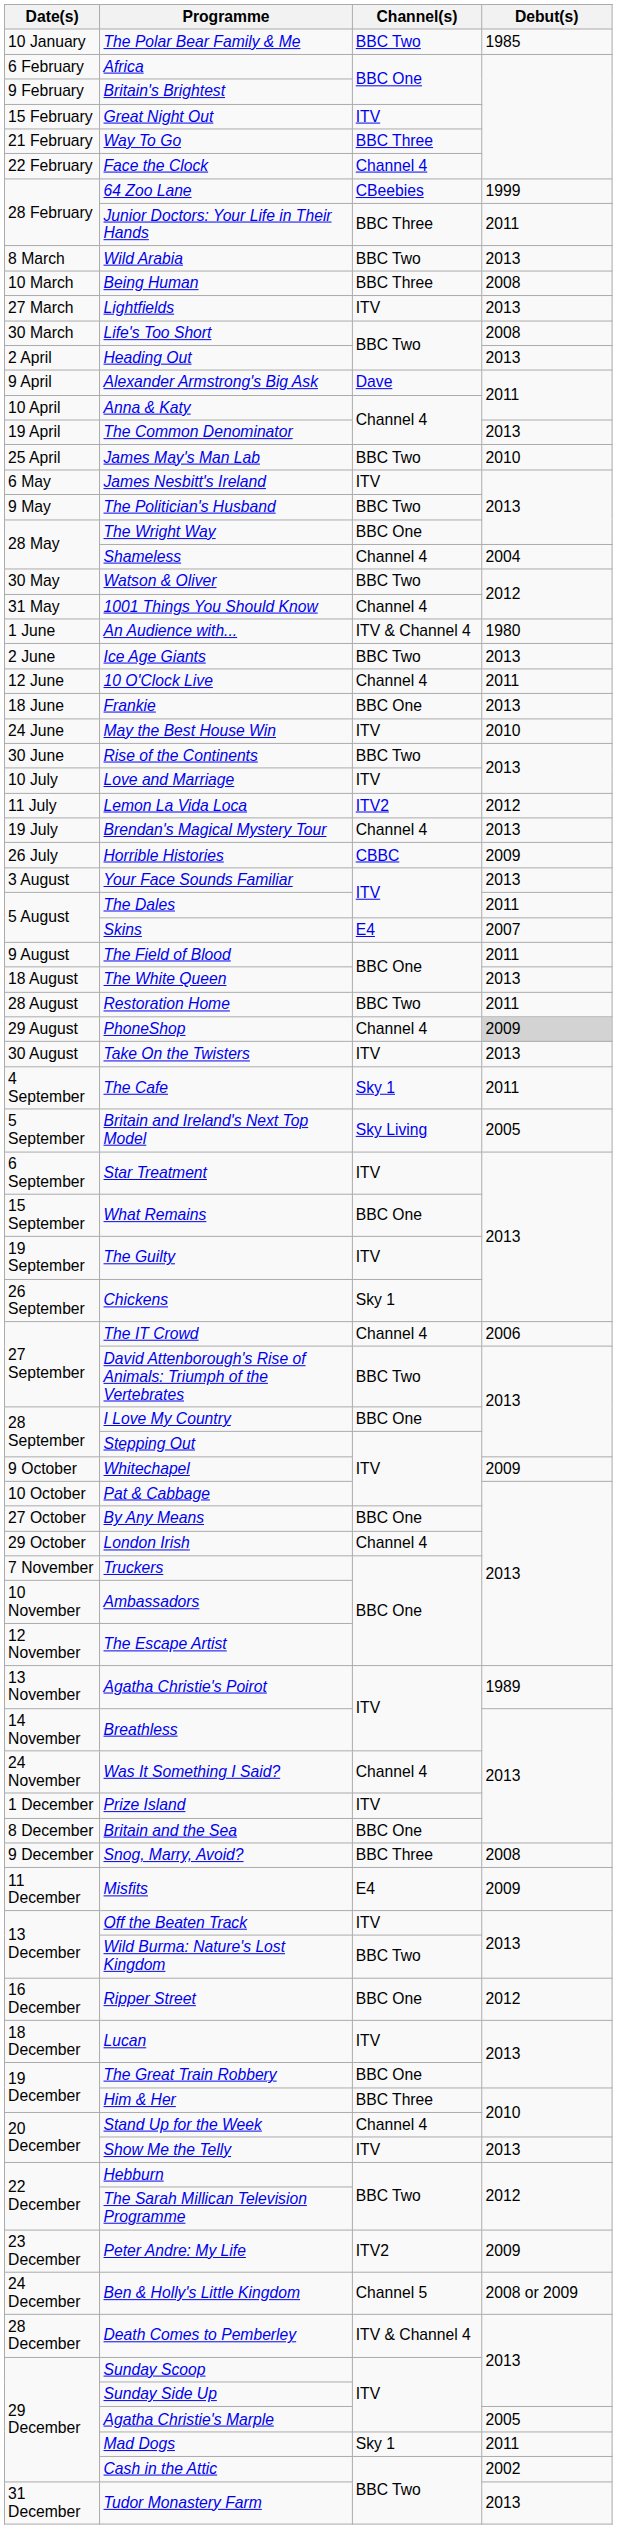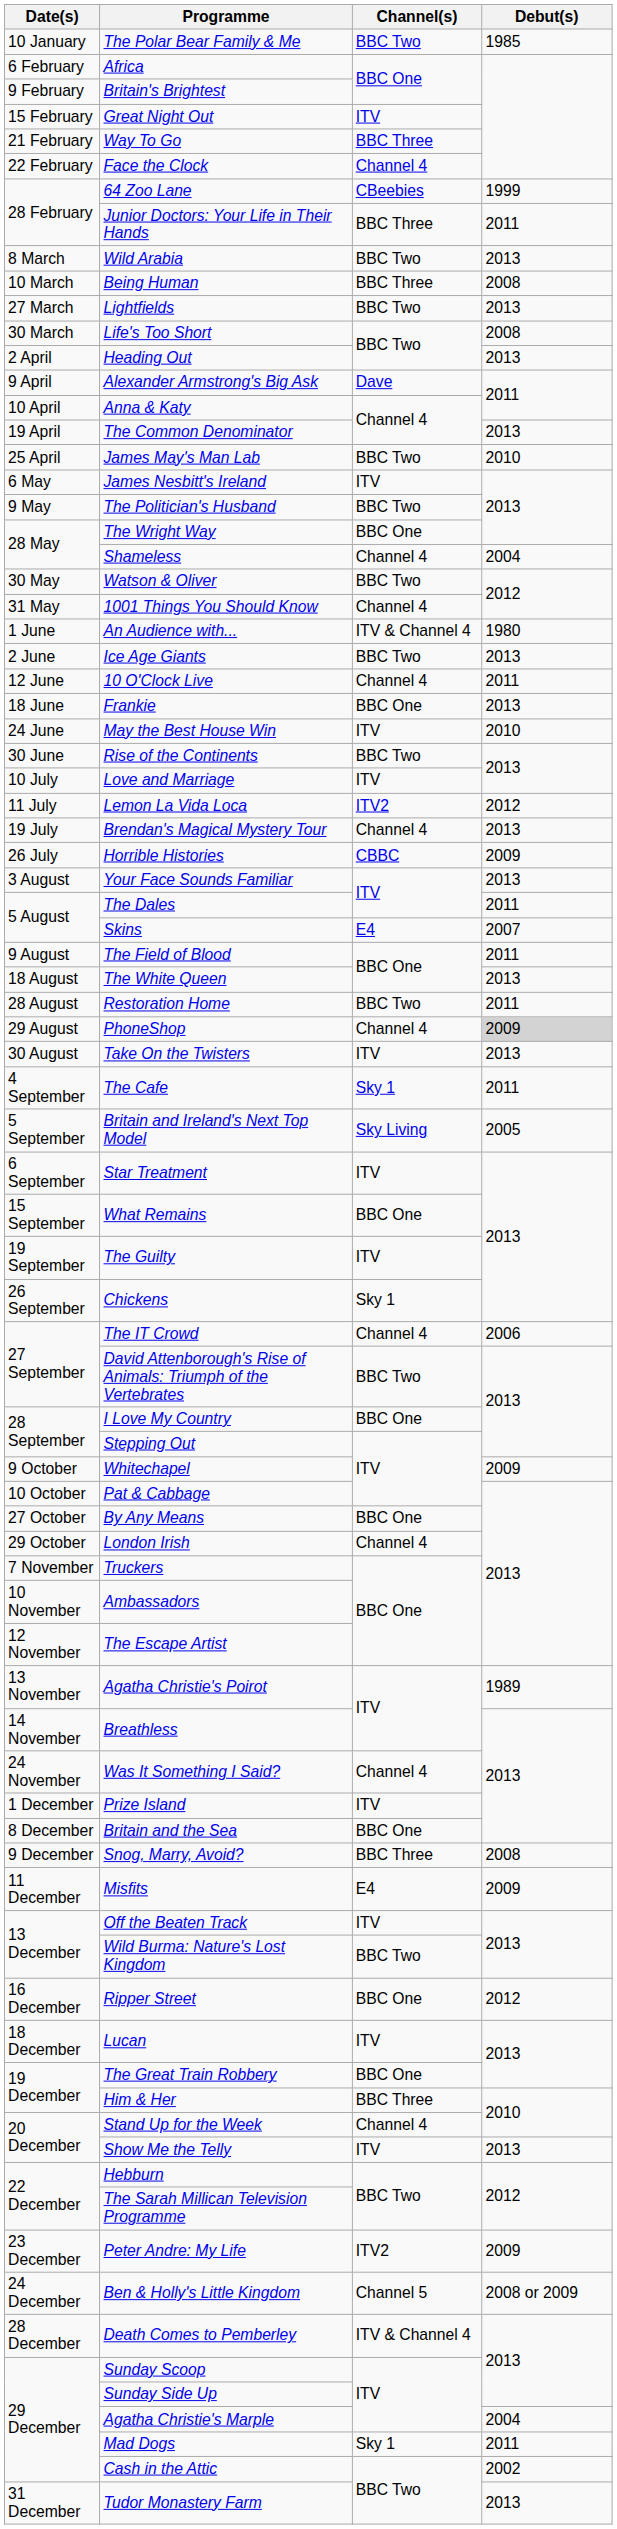(368, 308) ITV -> (388, 308) BBC Two
(503, 2419) 2005 -> (503, 2419) 2004
